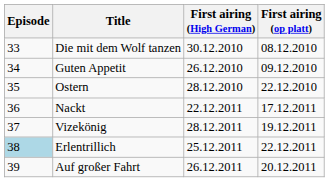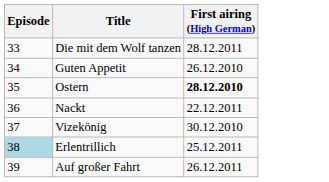- column: (291, 21)
(215, 48) 30.12.2010 -> (215, 48) 28.12.2011
(215, 87) normal -> (215, 87) bold
(215, 127) 28.12.2011 -> (215, 127) 30.12.2010
